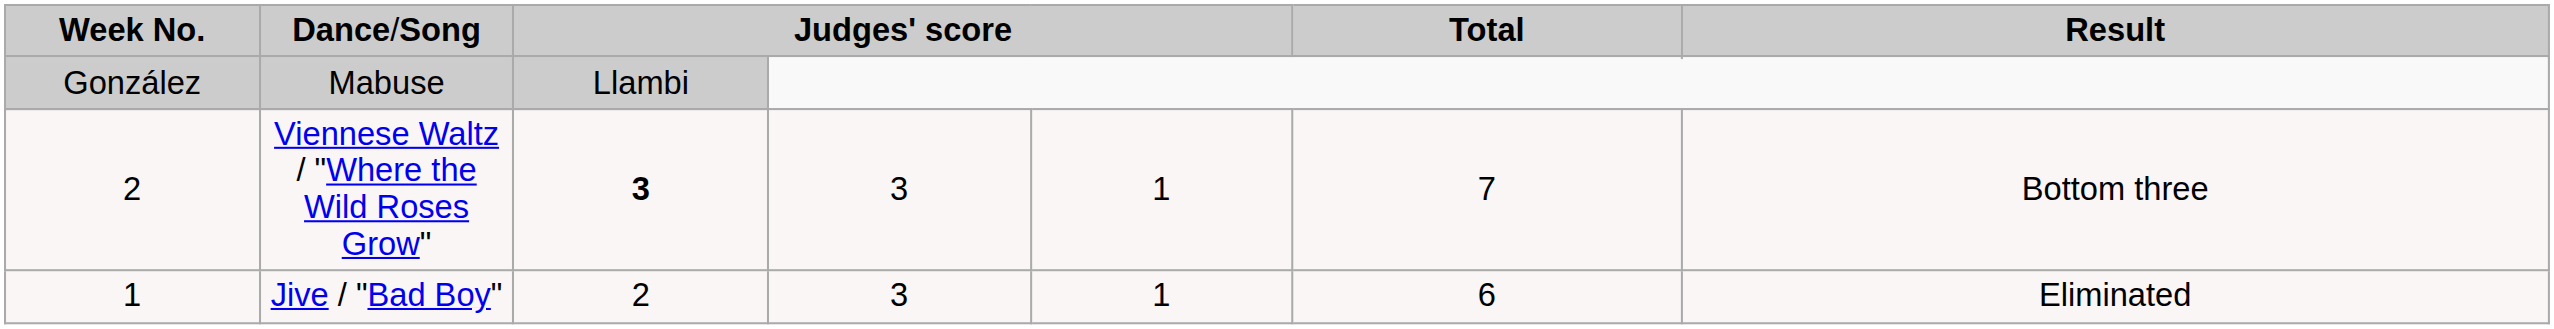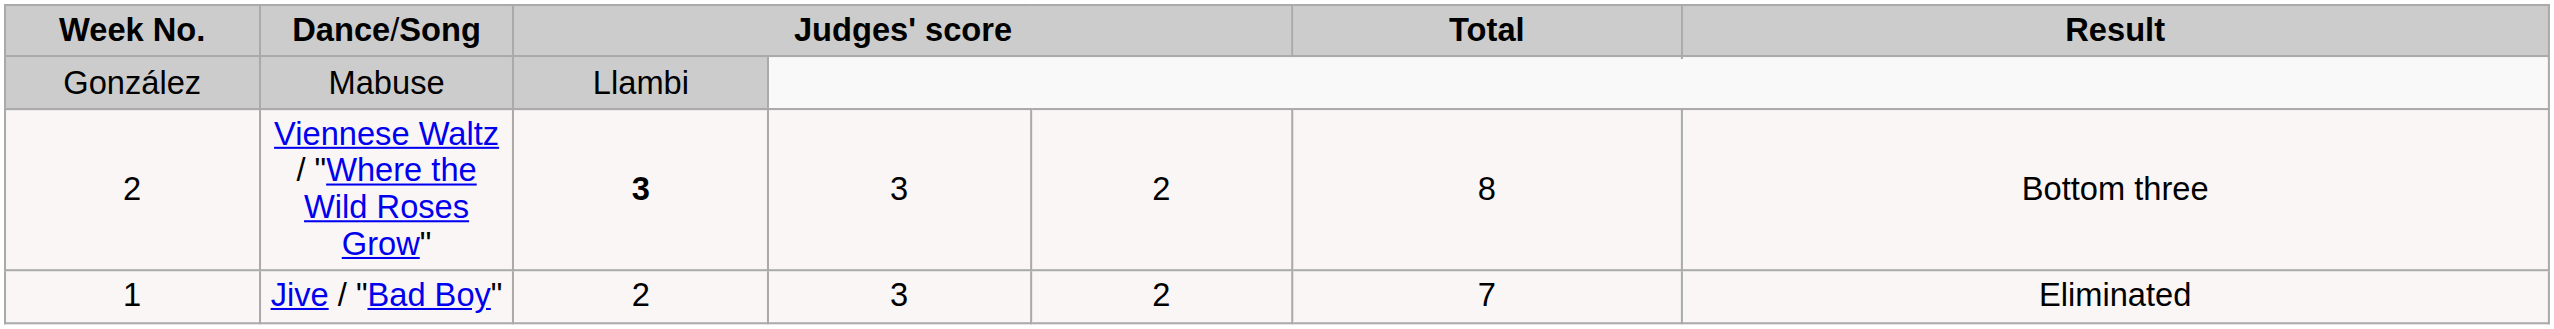(1161, 188) 1 -> (1161, 188) 2
(1487, 188) 7 -> (1487, 188) 8
(1161, 295) 1 -> (1161, 295) 2
(1487, 295) 6 -> (1487, 295) 7
